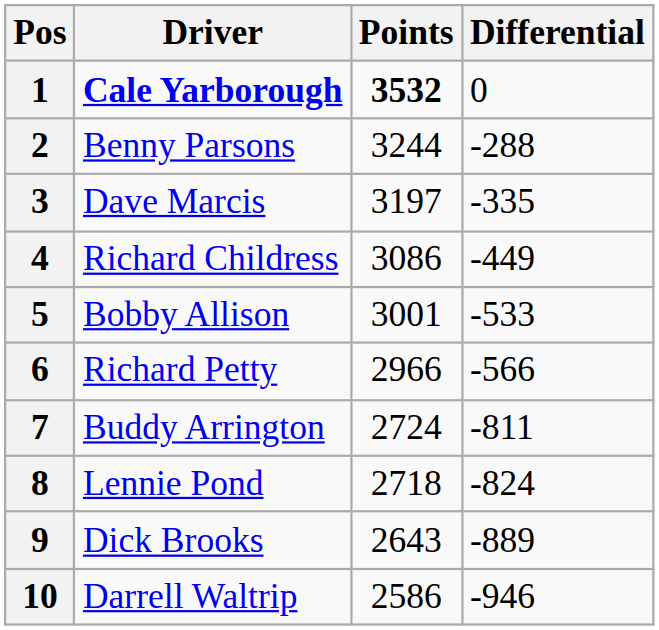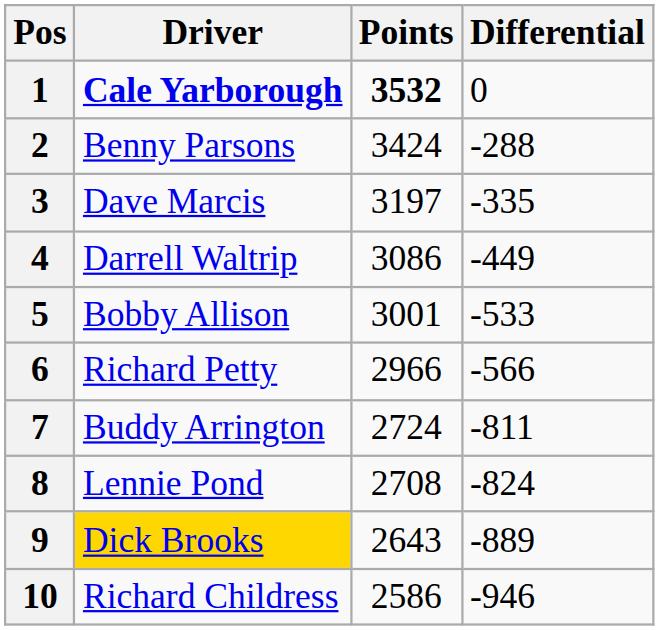(406, 145) 3244 -> (406, 145) 3424
(211, 257) Richard Childress -> (190, 257) Darrell Waltrip
(406, 483) 2718 -> (406, 483) 2708
(173, 539) no background -> (173, 539) gold background
(190, 595) Darrell Waltrip -> (211, 595) Richard Childress
